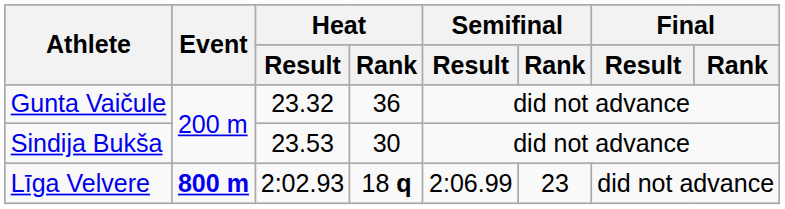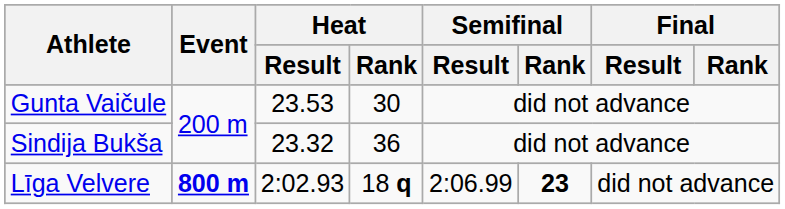(302, 104) 23.32 -> (302, 104) 23.53
(387, 104) 36 -> (387, 104) 30
(302, 144) 23.53 -> (302, 144) 23.32
(387, 144) 30 -> (387, 144) 36
(555, 183) normal -> (555, 183) bold
